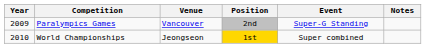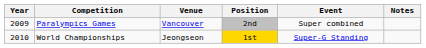(331, 23) Super-G Standing -> (331, 23) Super combined
(331, 36) Super combined -> (331, 36) Super-G Standing
